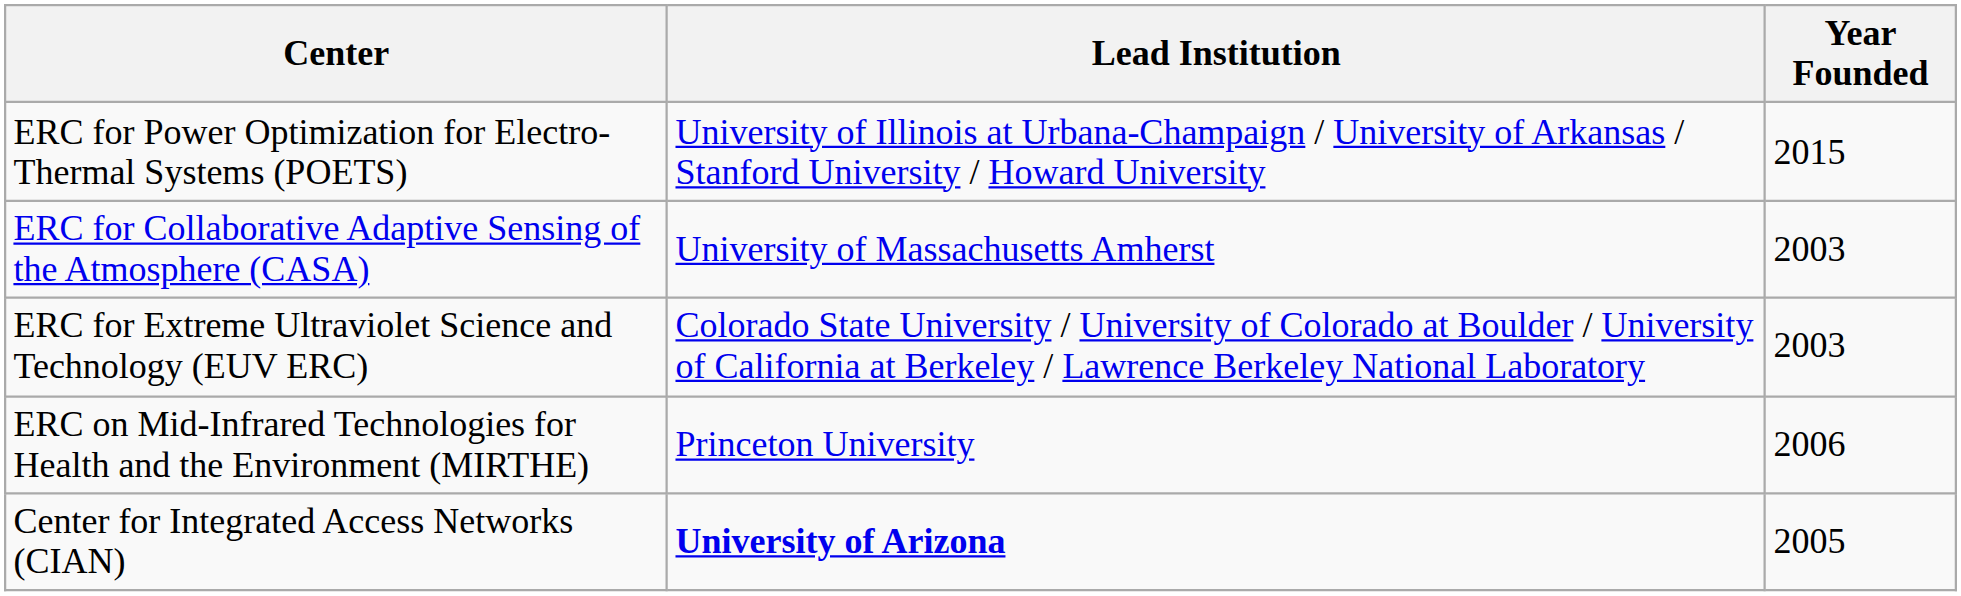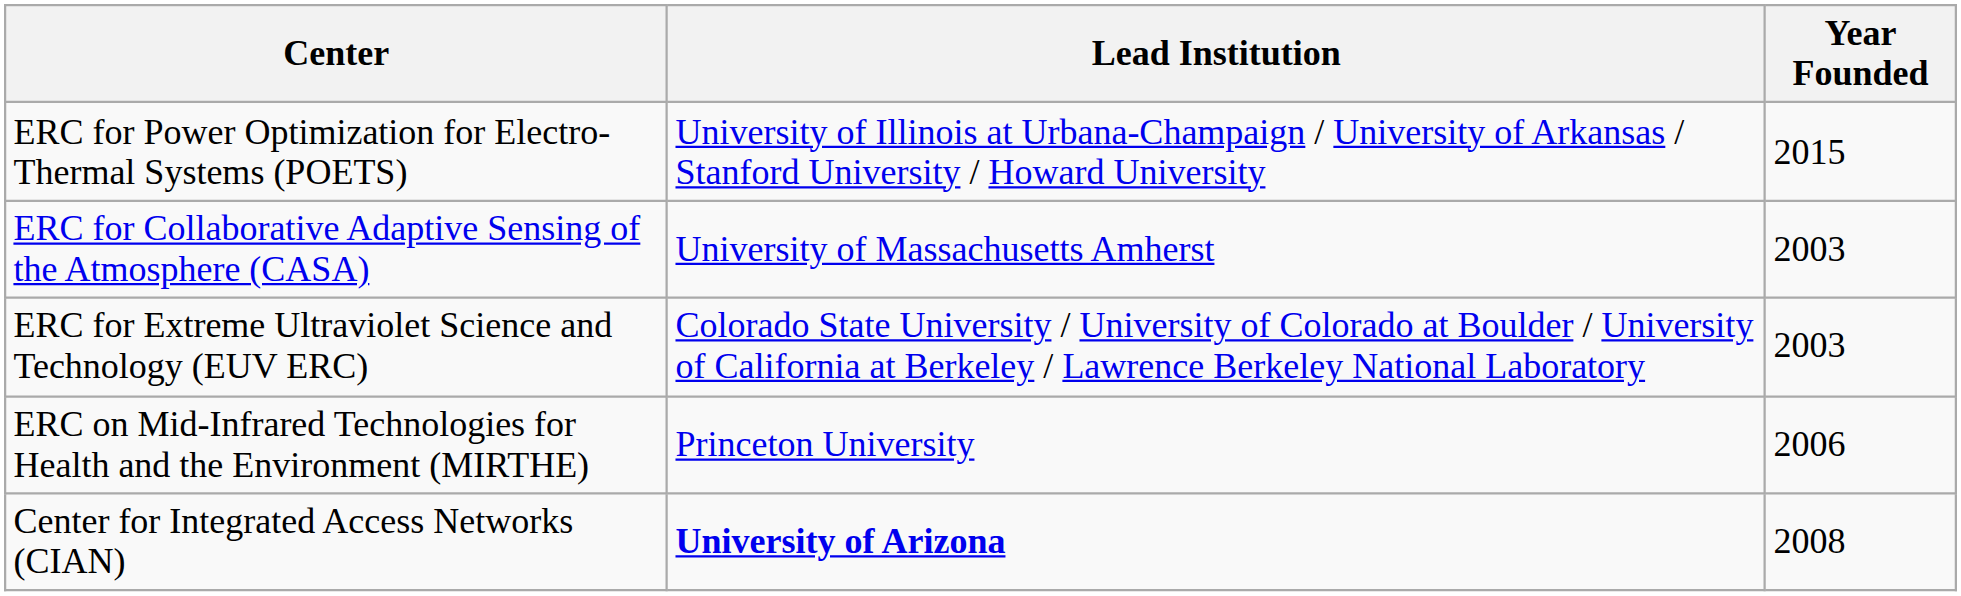(1810, 541) 2005 -> (1810, 541) 2008
